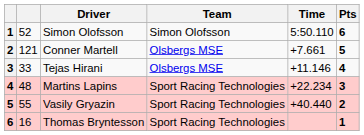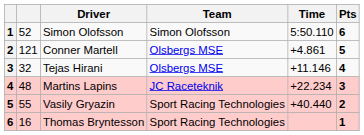(308, 50) +7.661 -> (308, 50) +4.861
(25, 68) 33 -> (25, 68) 32
(217, 86) Sport Racing Technologies -> (186, 86) JC Raceteknik
